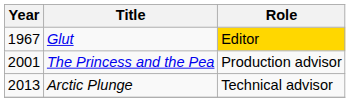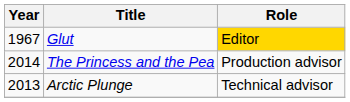(24, 62) 2001 -> (24, 62) 2014
